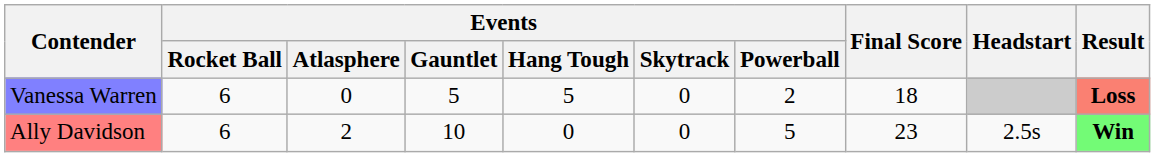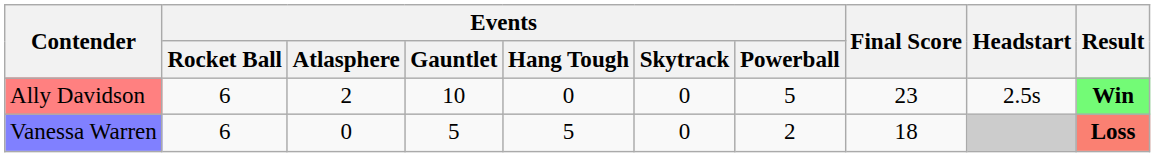rows swapped: (78, 132) <-> (83, 95)
